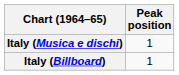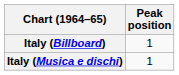rows swapped: (65, 61) <-> (65, 43)
